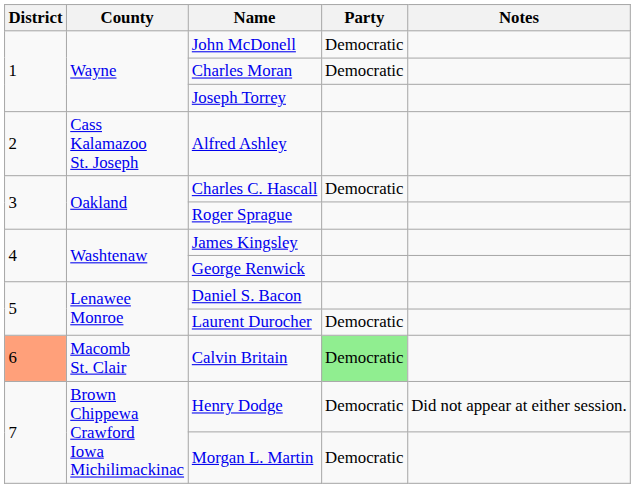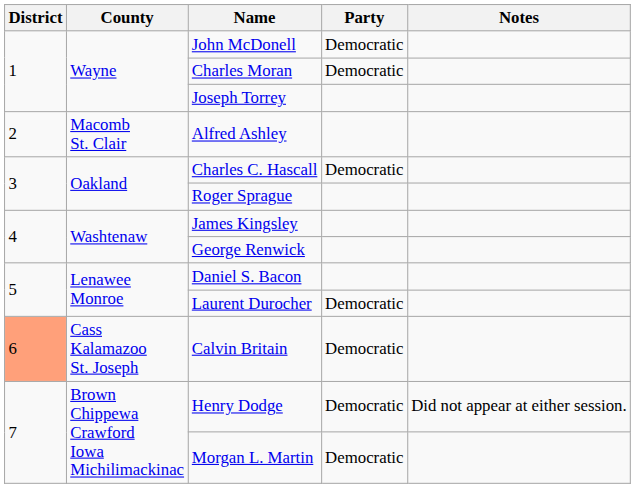(108, 143) Cass Kalamazoo St. Joseph -> (100, 133) Macomb St. Clair
(100, 358) Macomb St. Clair -> (108, 348) Cass Kalamazoo St. Joseph
(364, 358) lightgreen background -> (364, 348) no background
